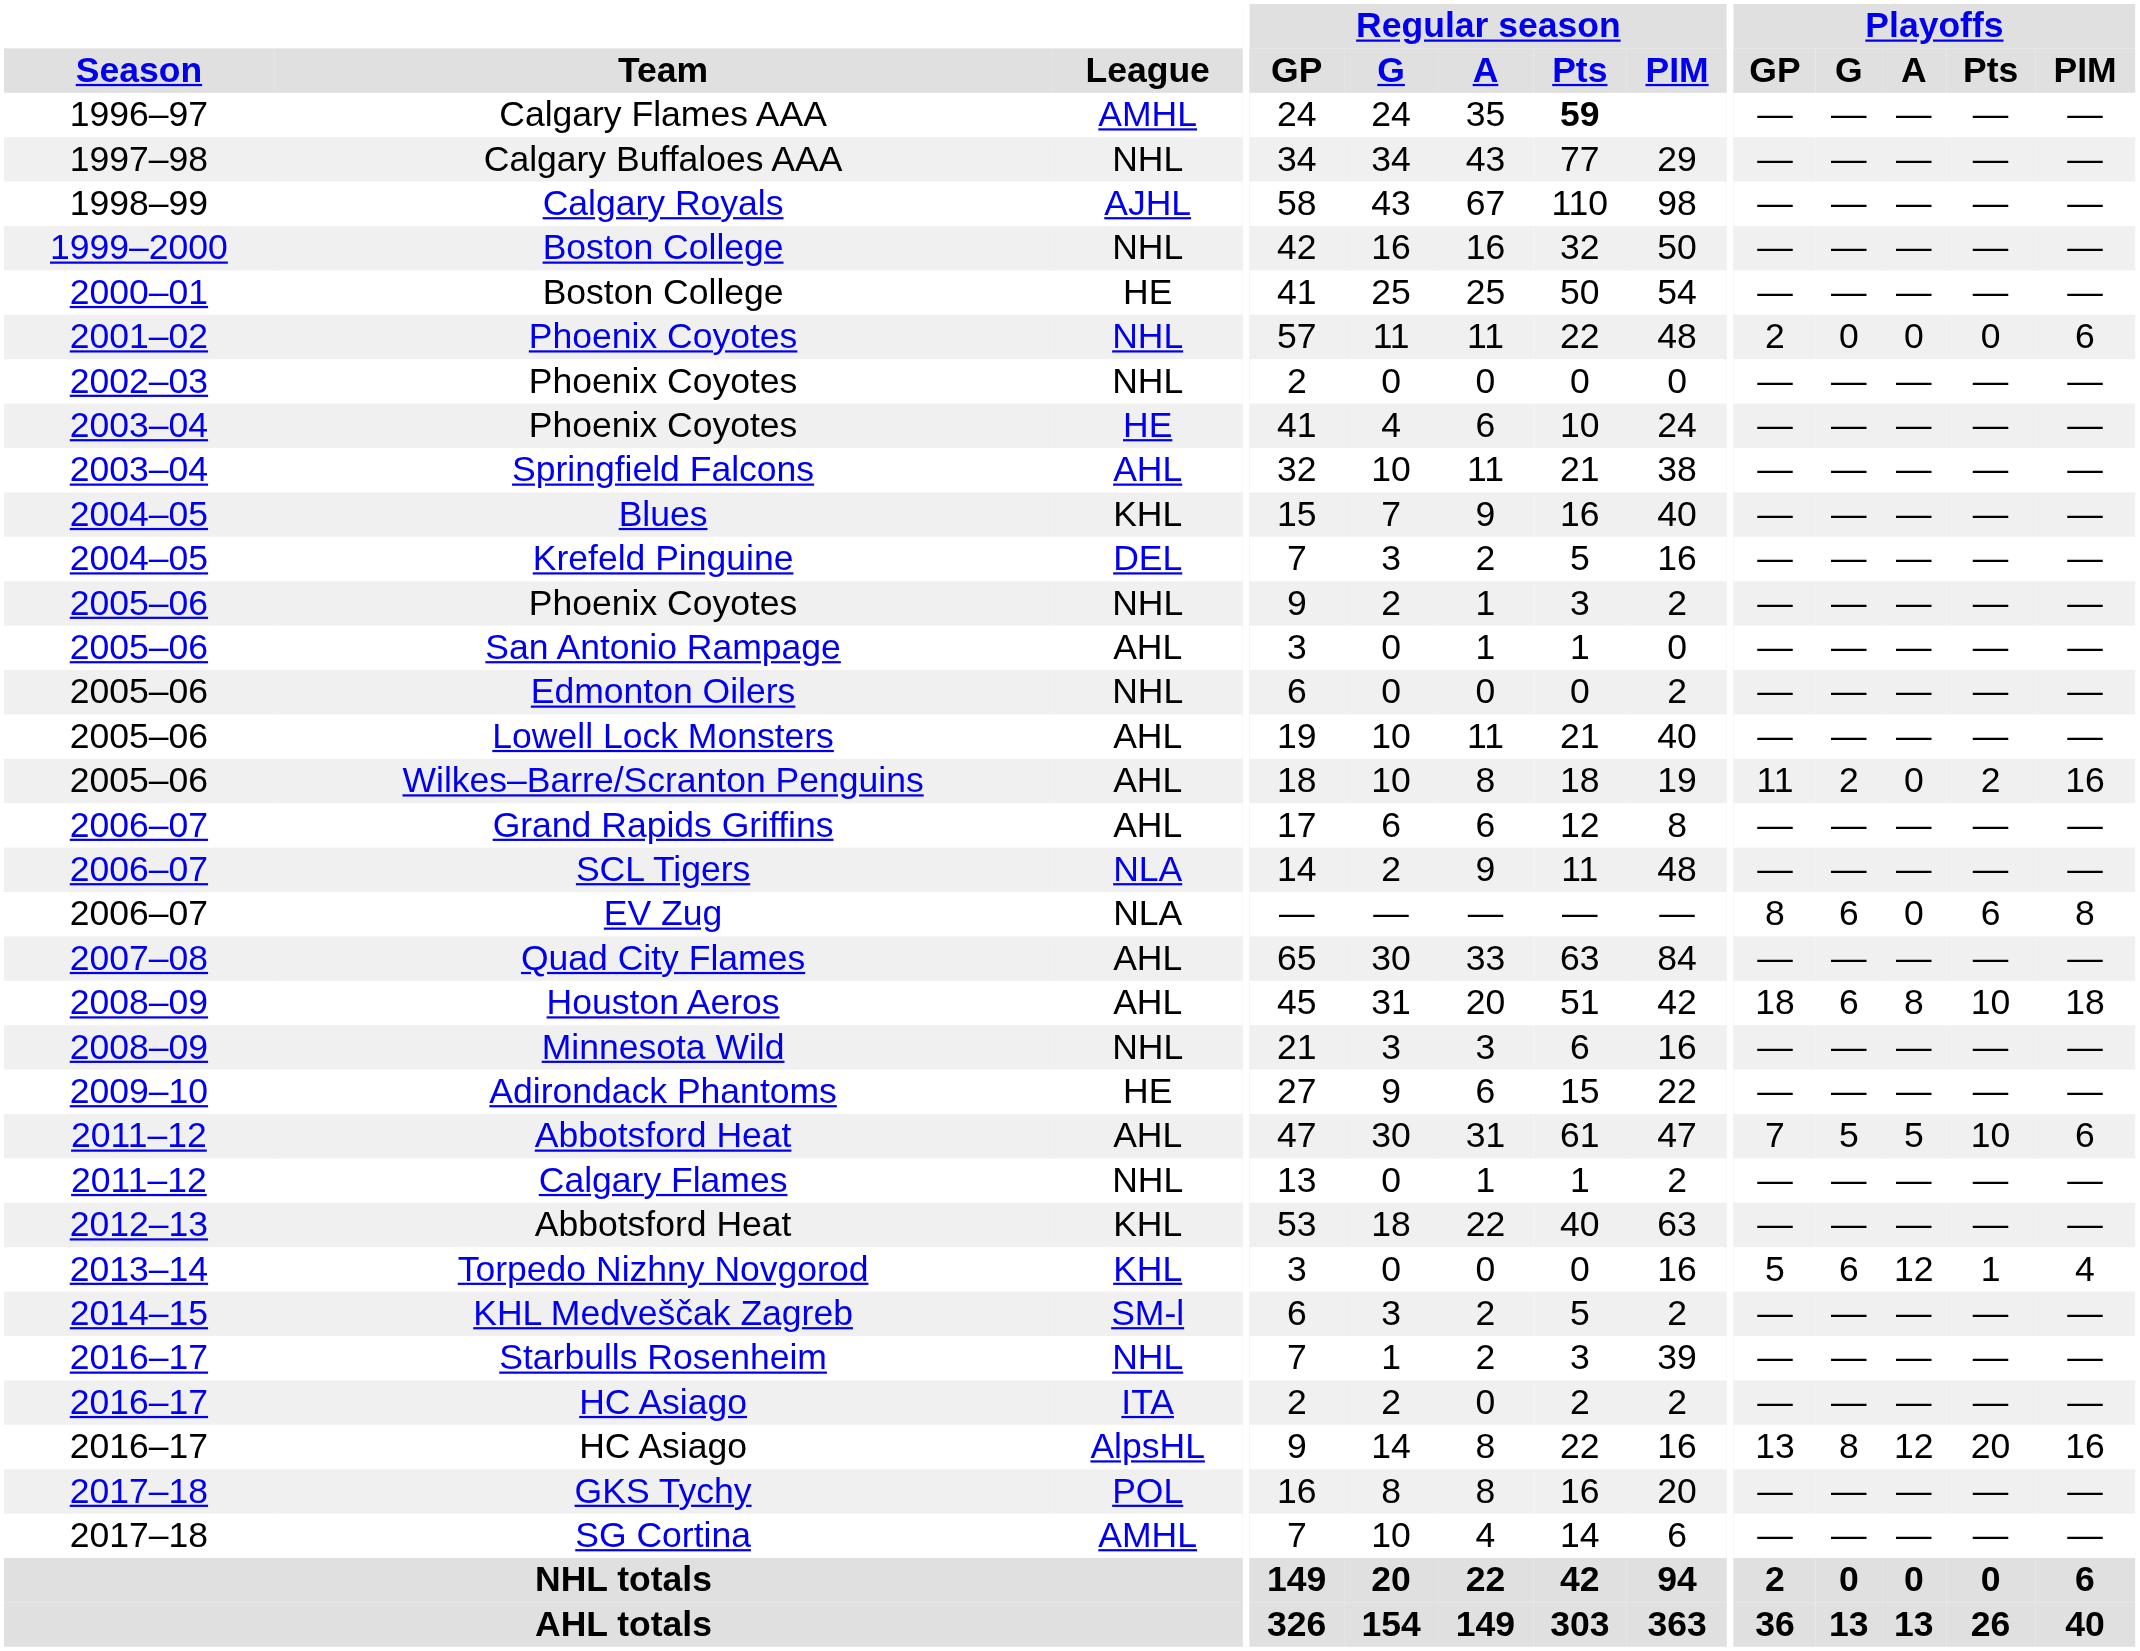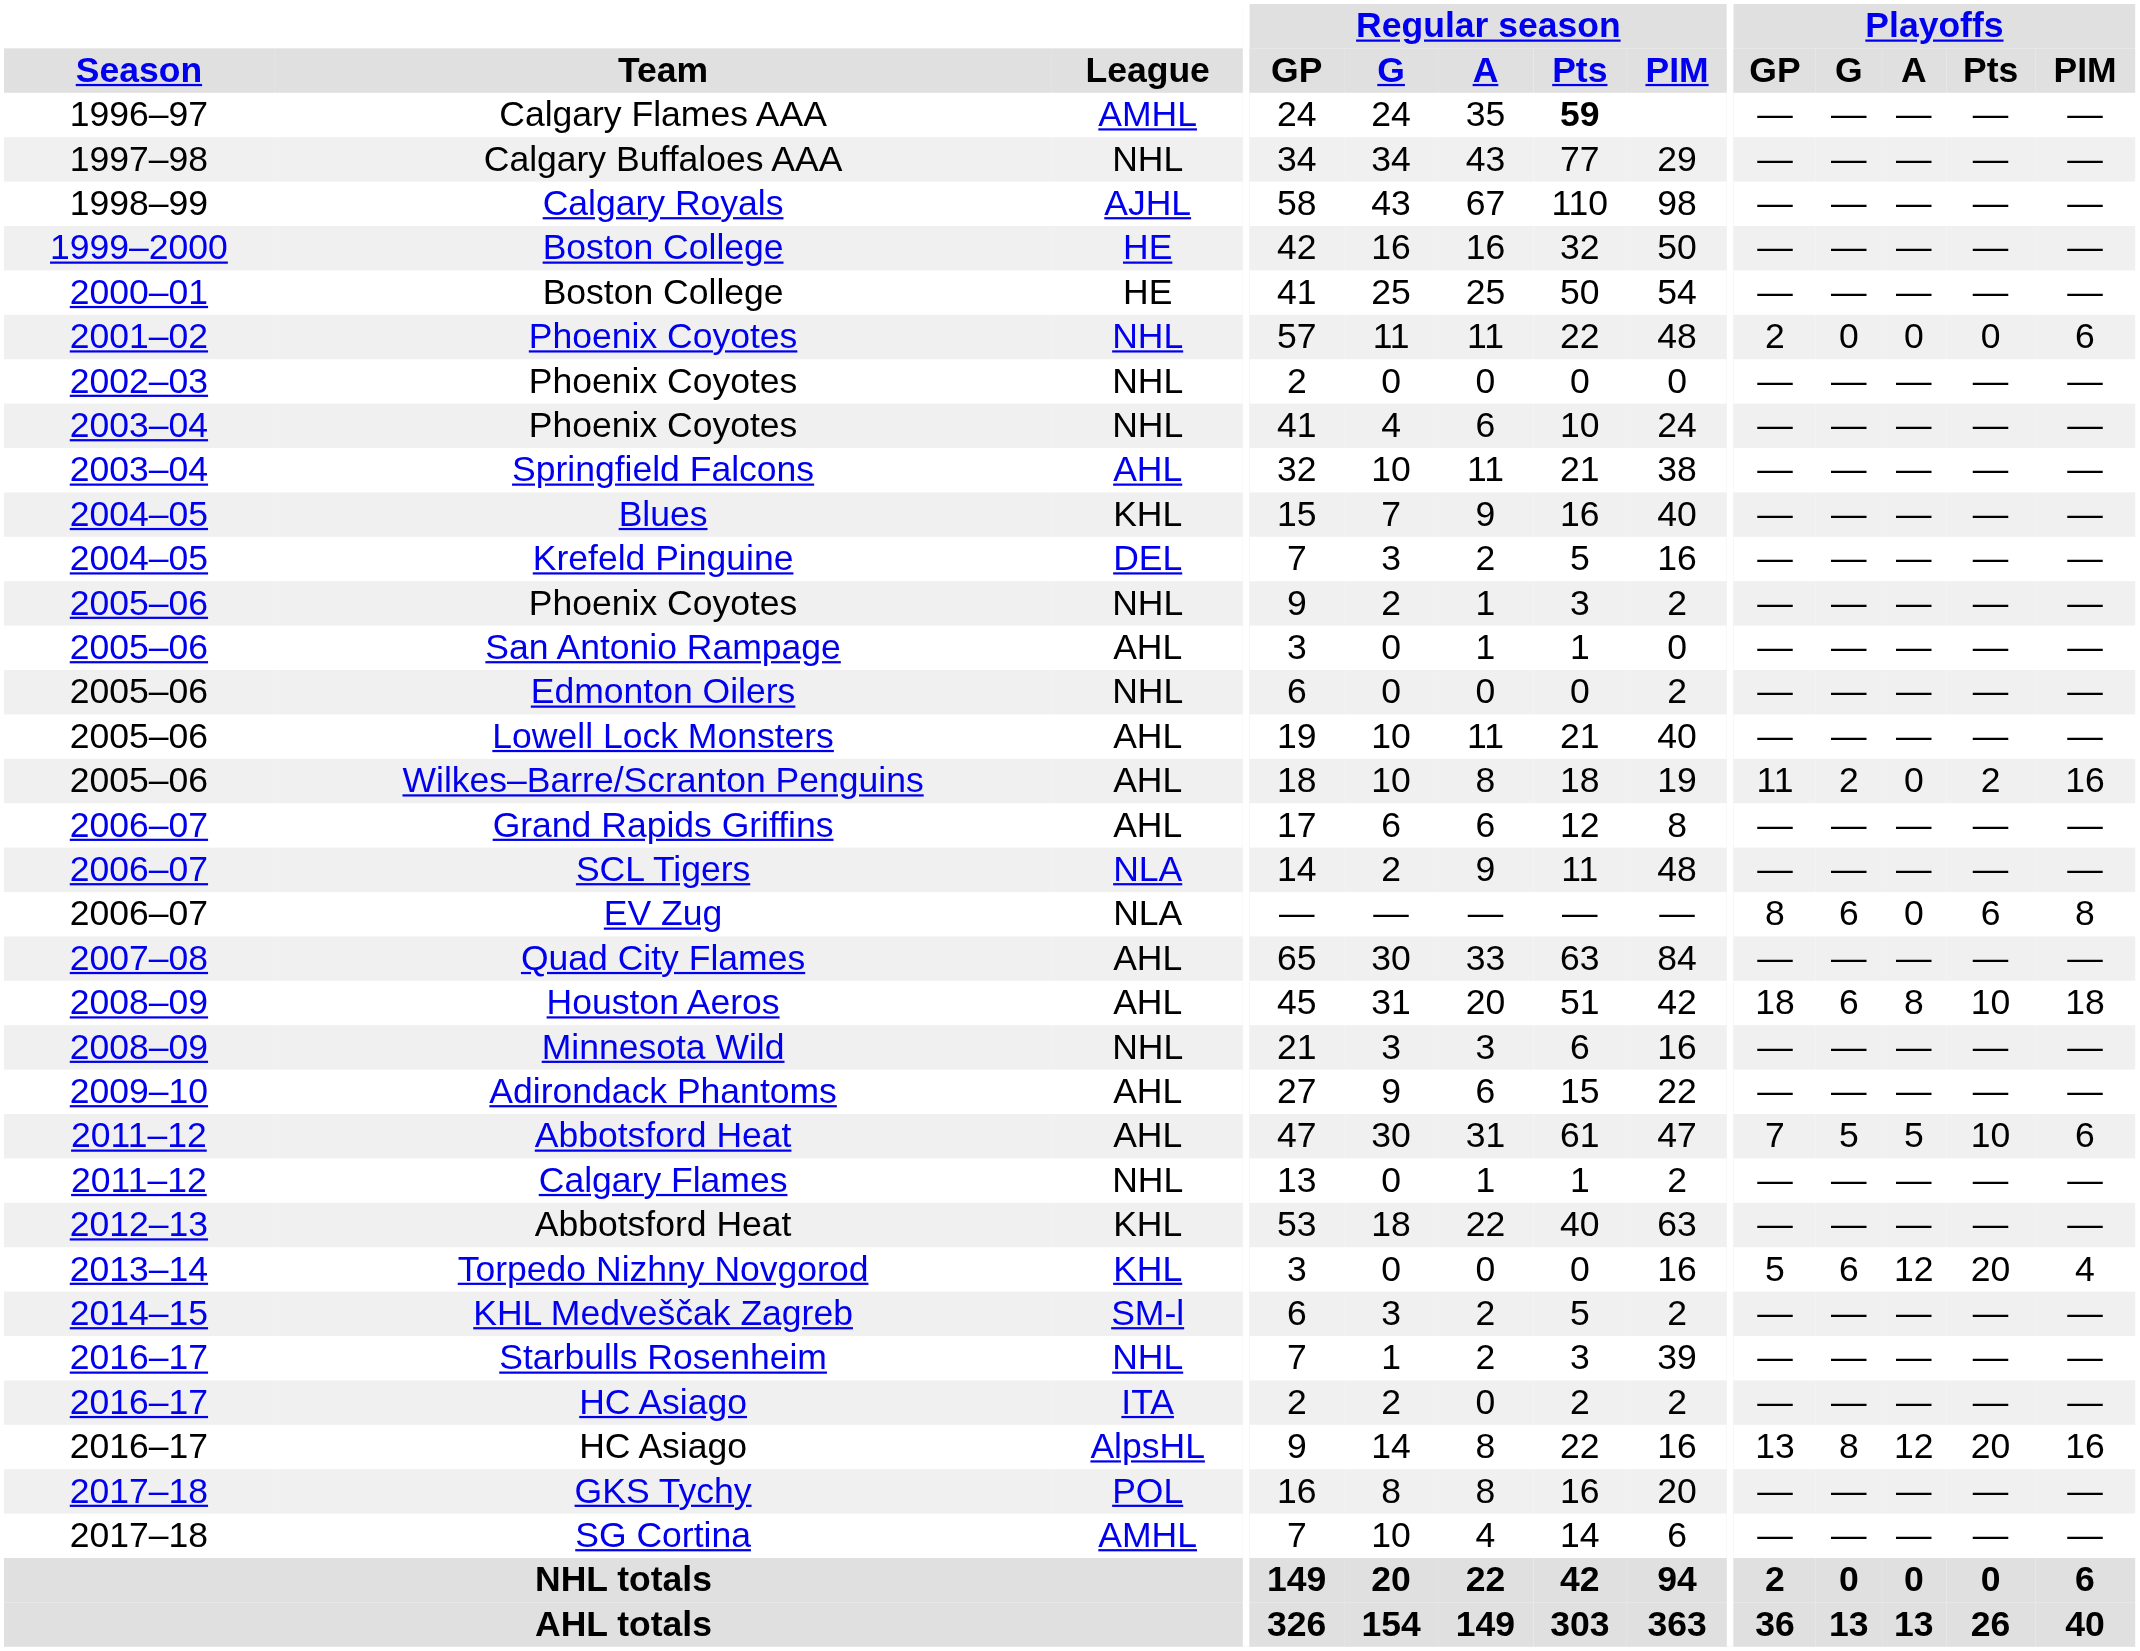(1148, 247) NHL -> (1148, 247) HE
(1148, 425) HE -> (1148, 425) NHL
(1148, 1091) HE -> (1148, 1091) AHL
(1991, 1268) 1 -> (1991, 1268) 20
